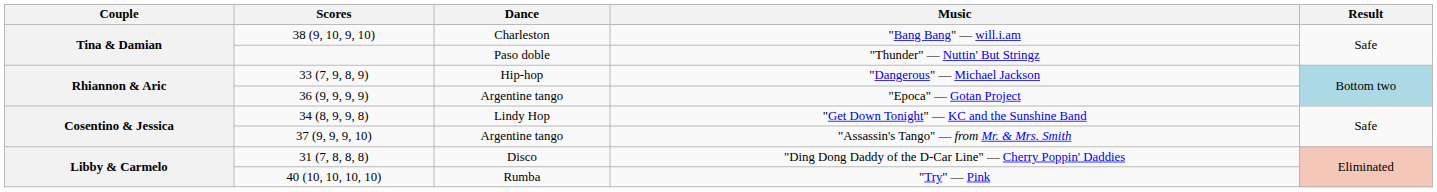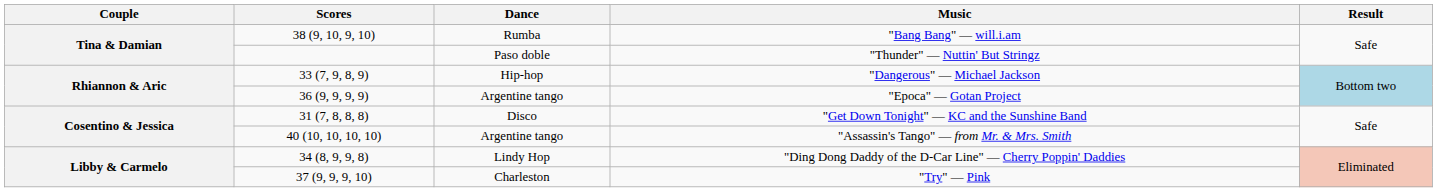(522, 34) Charleston -> (522, 34) Rumba
(334, 116) 34 (8, 9, 9, 8) -> (334, 116) 31 (7, 8, 8, 8)
(522, 116) Lindy Hop -> (522, 116) Disco
(334, 136) 37 (9, 9, 9, 10) -> (334, 136) 40 (10, 10, 10, 10)
(334, 156) 31 (7, 8, 8, 8) -> (334, 156) 34 (8, 9, 9, 8)
(522, 156) Disco -> (522, 156) Lindy Hop
(334, 177) 40 (10, 10, 10, 10) -> (334, 177) 37 (9, 9, 9, 10)
(522, 177) Rumba -> (522, 177) Charleston
